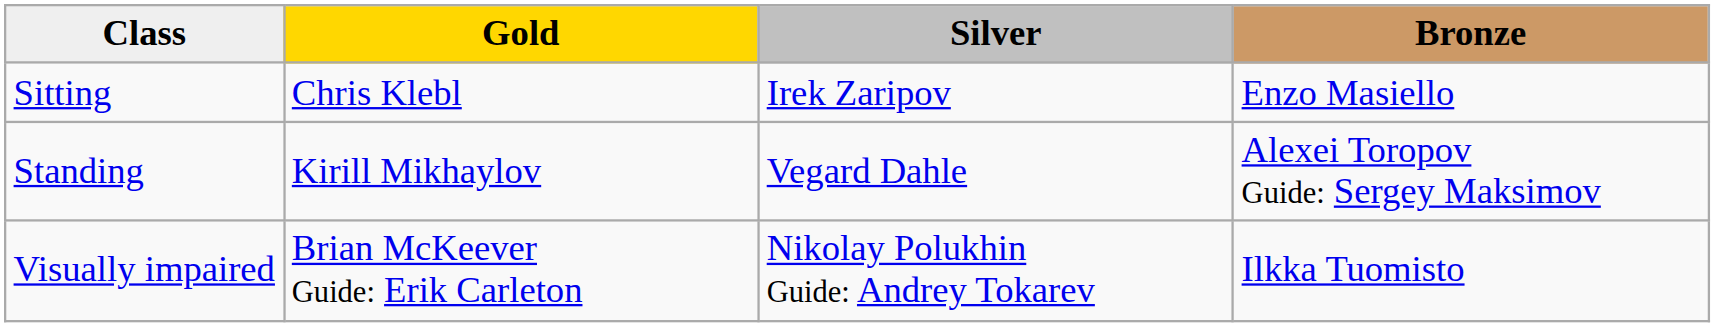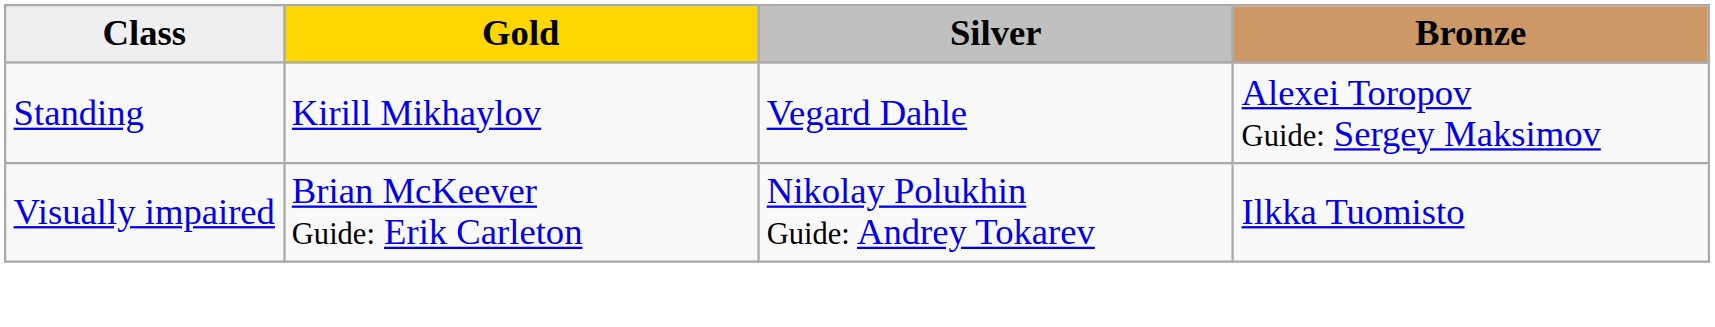- row: (62, 91)
